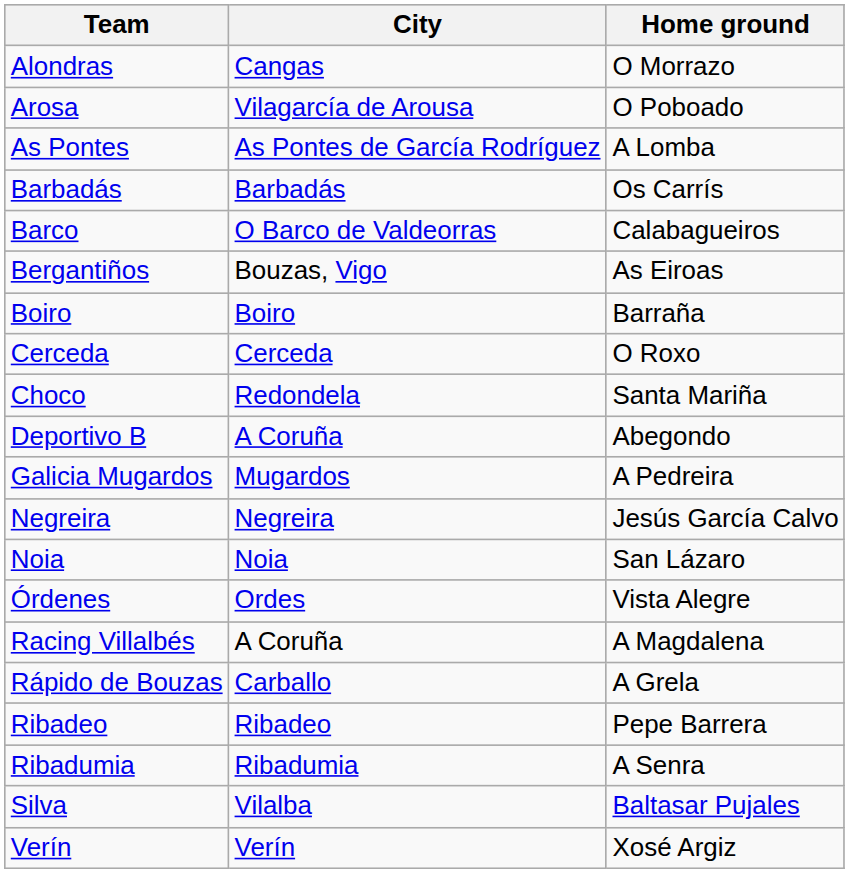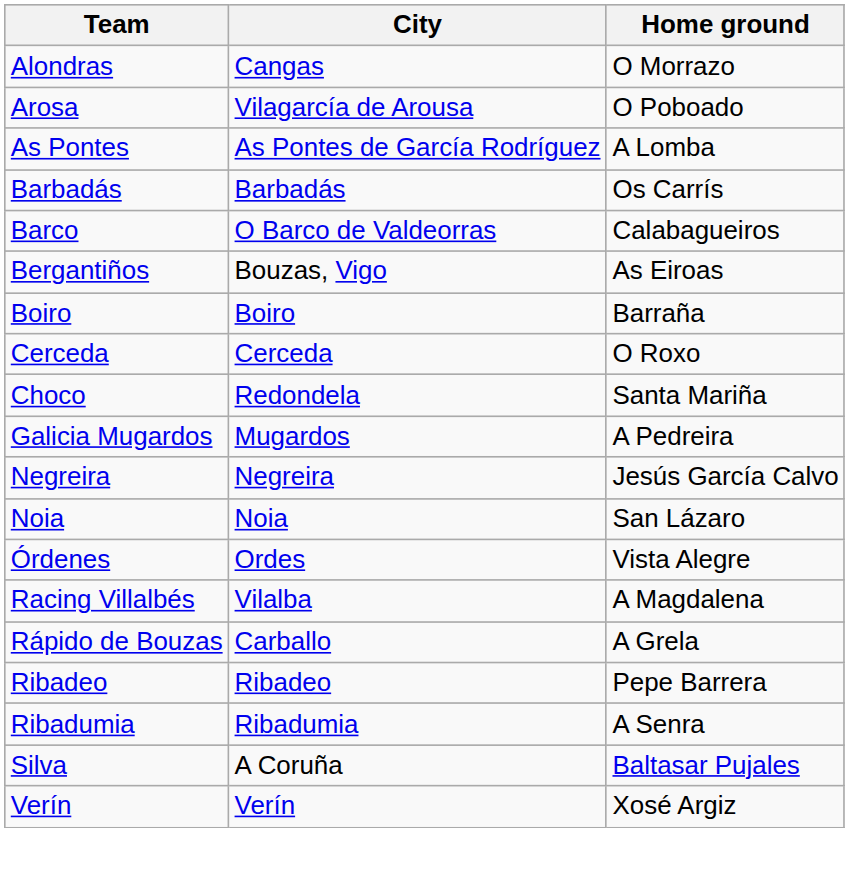- row: (78, 436)
(289, 641) A Coruña -> (273, 600) Vilalba
(273, 806) Vilalba -> (289, 764) A Coruña
